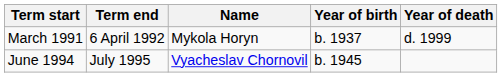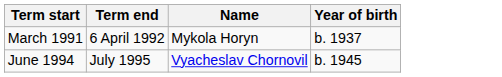- column: (449, 15)
